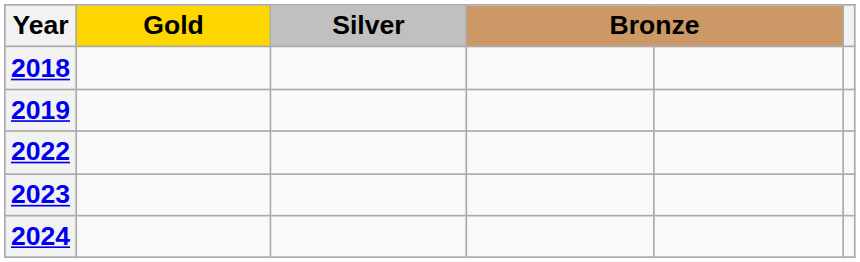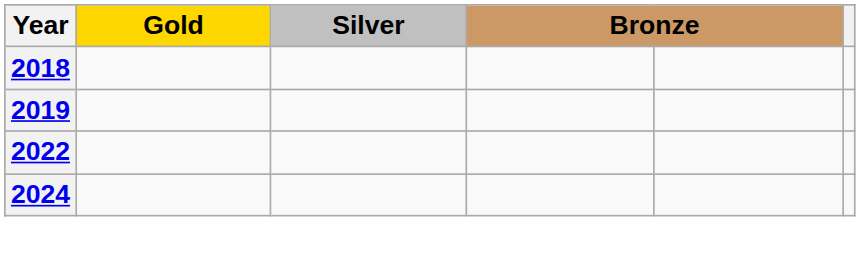- row: (40, 194)
